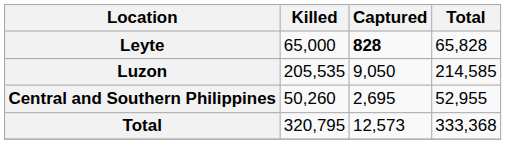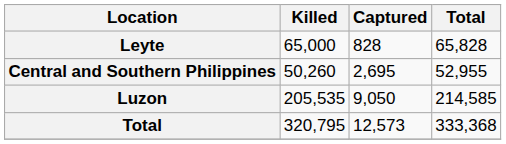(367, 44) bold -> (367, 44) normal
rows swapped: (142, 71) <-> (142, 98)
